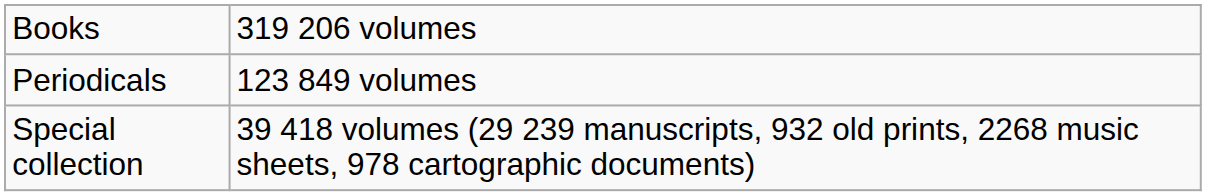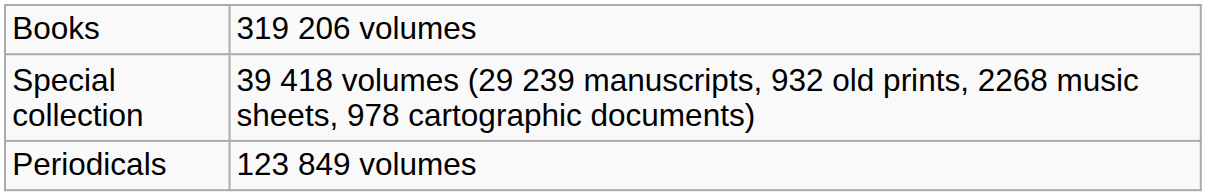rows swapped: (89, 79) <-> (78, 147)
